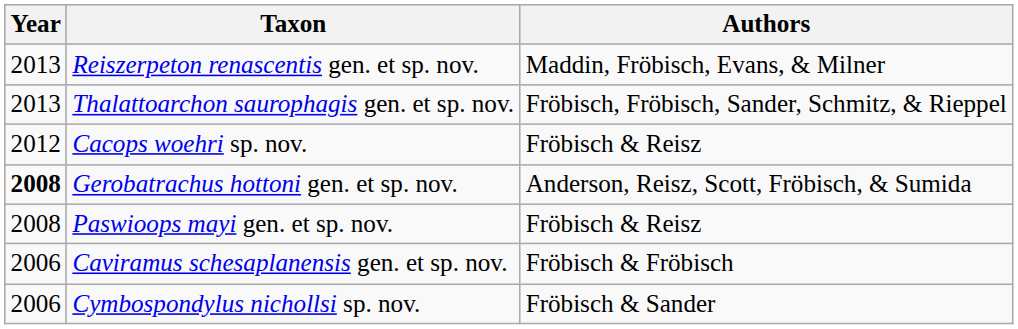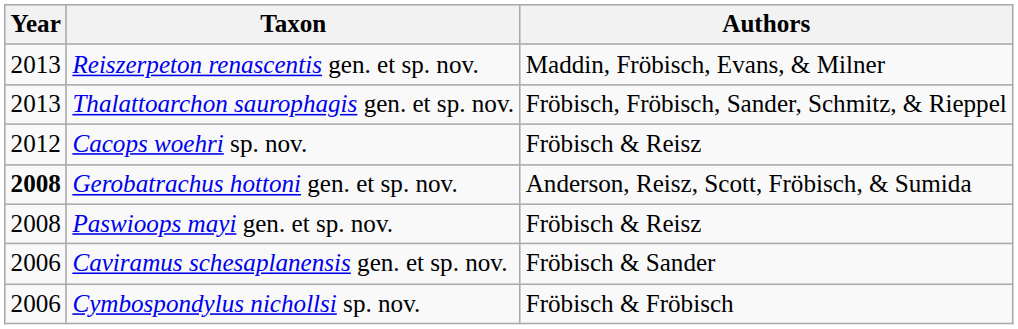(630, 263) Fröbisch & Fröbisch -> (621, 263) Fröbisch & Sander
(621, 303) Fröbisch & Sander -> (630, 303) Fröbisch & Fröbisch
